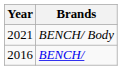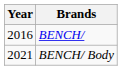rows swapped: (62, 55) <-> (76, 34)
